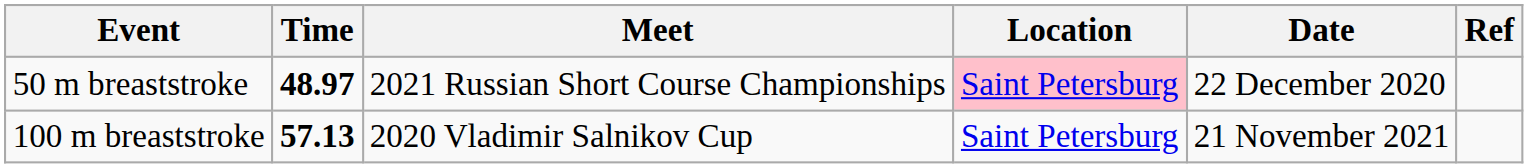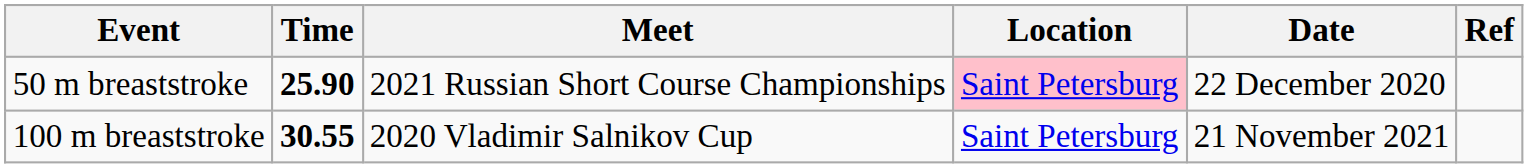(317, 83) 48.97 -> (317, 83) 25.90
(317, 135) 57.13 -> (317, 135) 30.55
